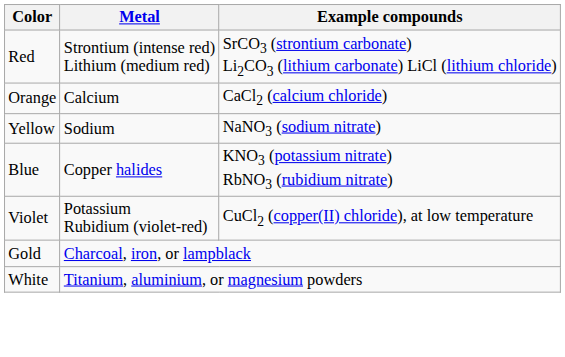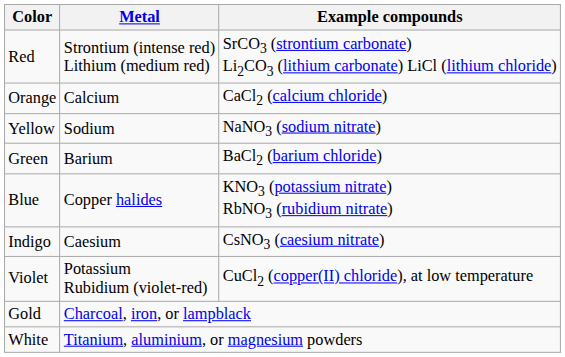+ row: (28, 158)
+ row: (30, 241)
